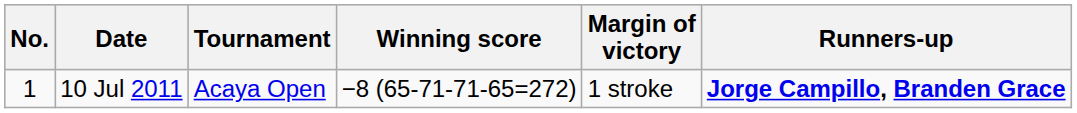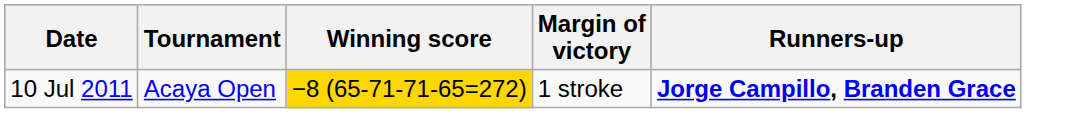- column: (30, 37)
(459, 89) no background -> (409, 89) gold background
